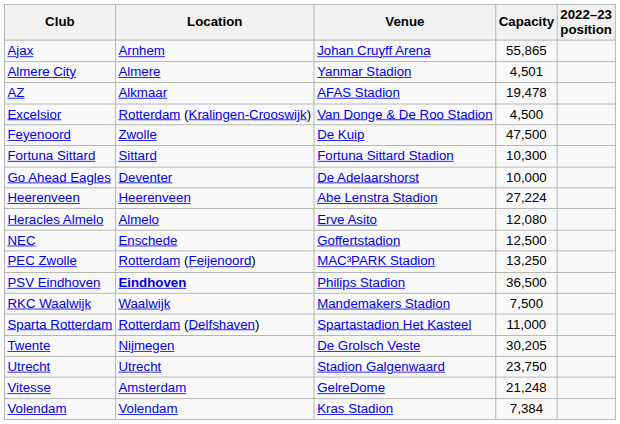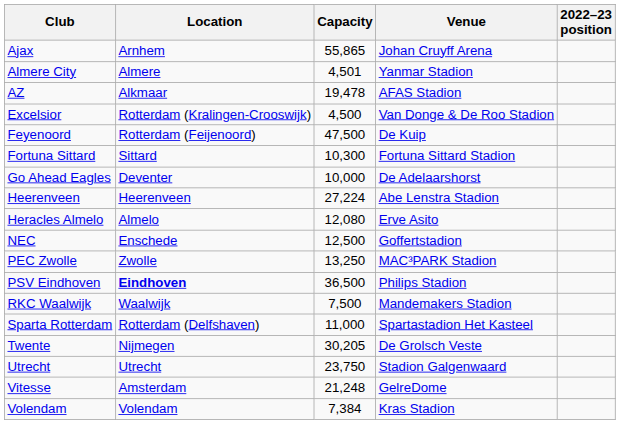columns swapped: (405, 22) <-> (526, 22)
(138, 135) Zwolle -> (187, 135) Rotterdam (Feijenoord)
(187, 261) Rotterdam (Feijenoord) -> (138, 261) Zwolle
